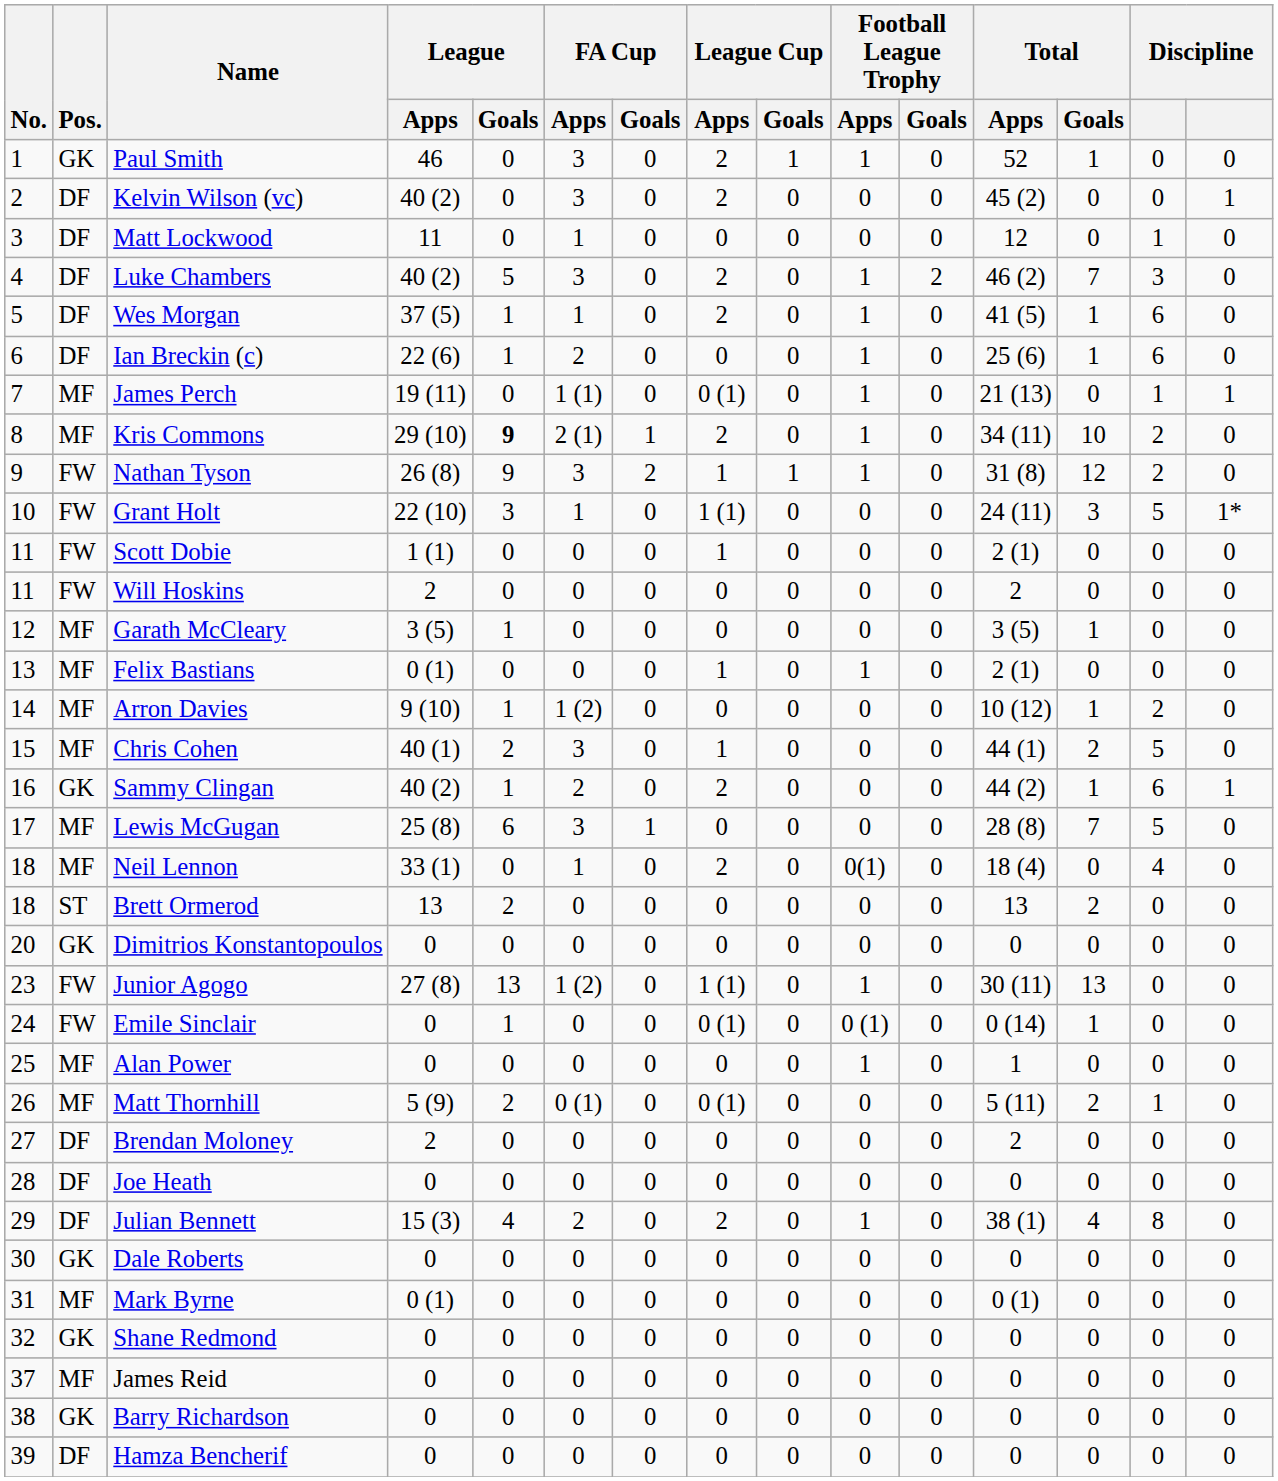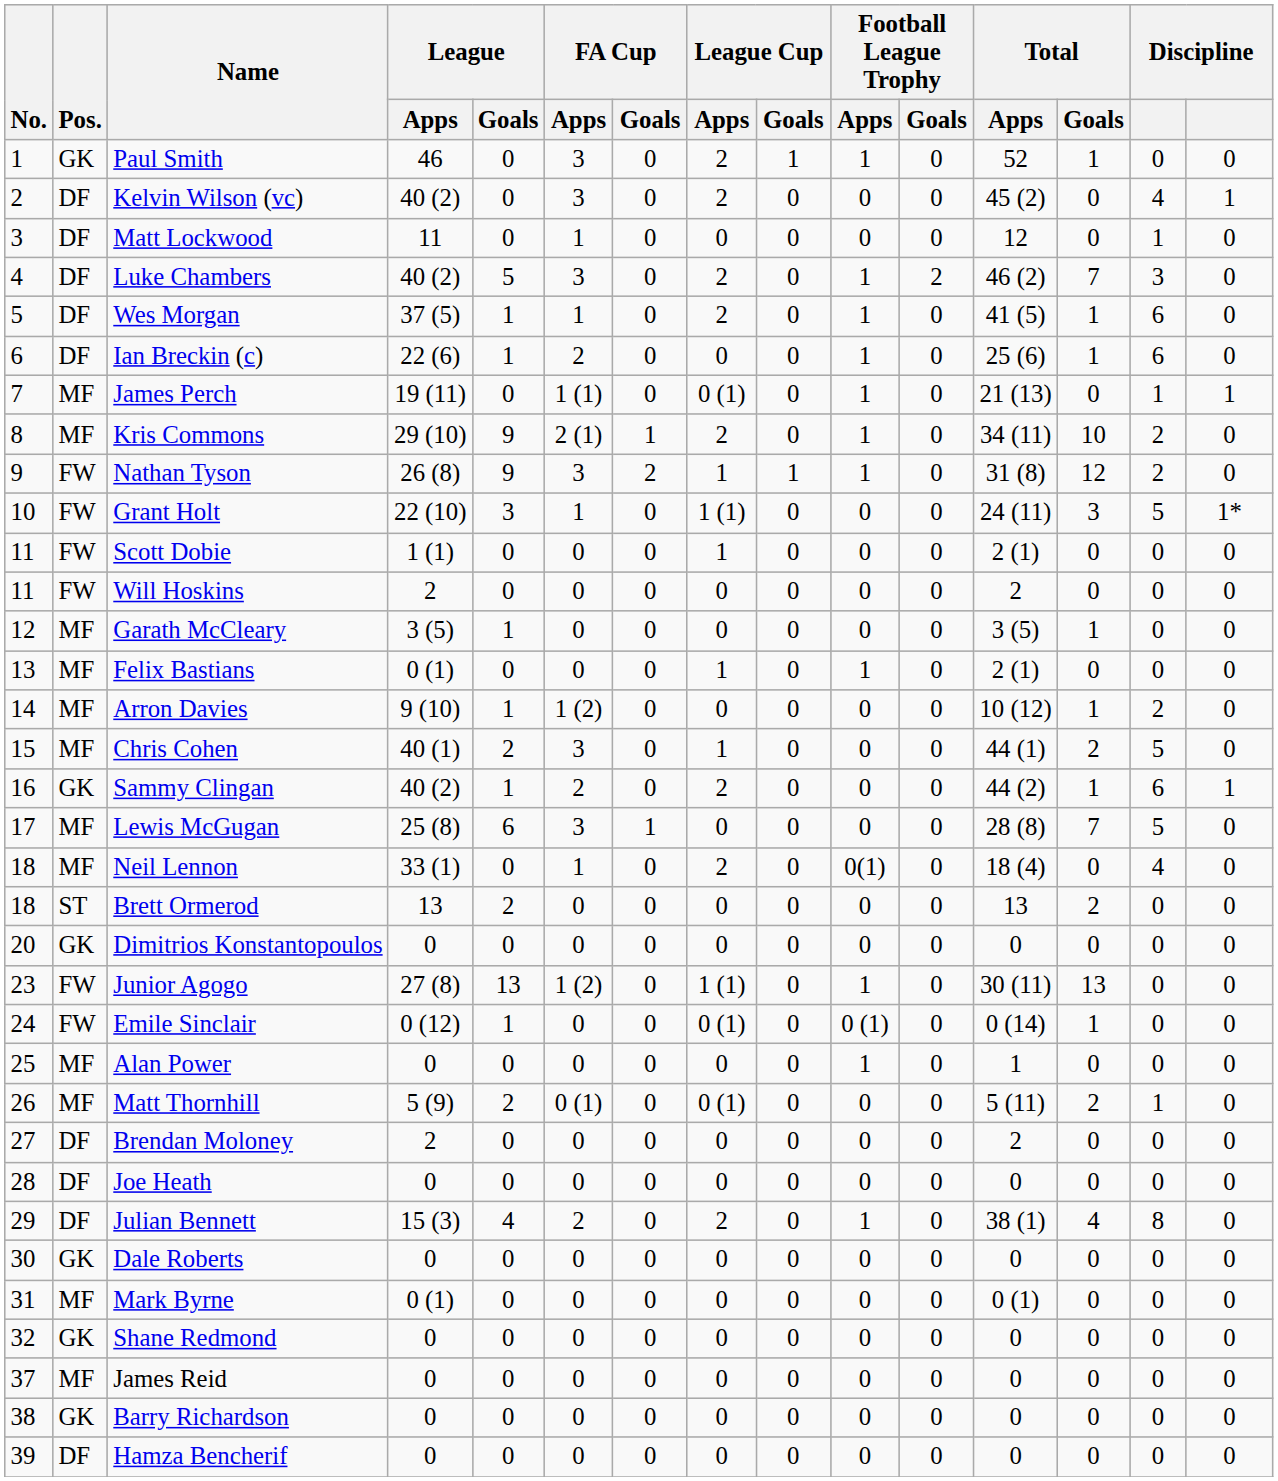(1158, 197) 0 -> (1158, 197) 4
(508, 433) bold -> (508, 433) normal
(430, 1023) 0 -> (430, 1023) 0 (12)
